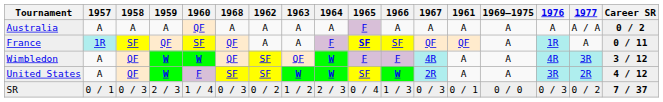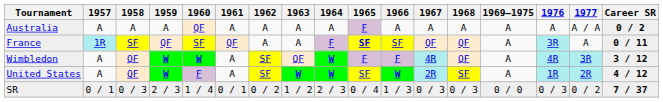columns swapped: (464, 12) <-> (232, 12)
(553, 43) 1R -> (553, 43) 3R
(553, 74) 3R -> (553, 74) 1R
